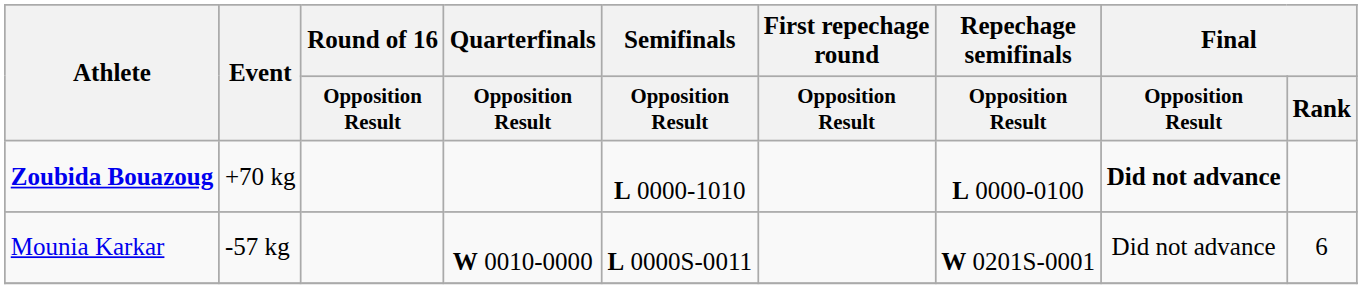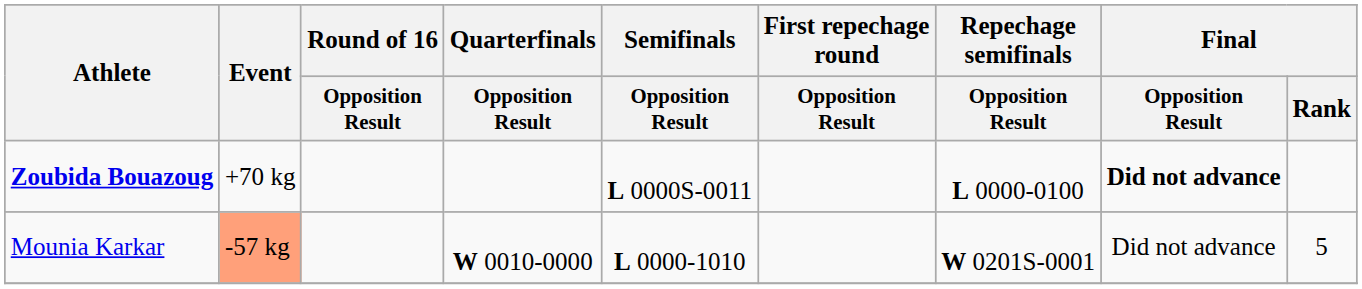(680, 191) L 0000-1010 -> (680, 191) L 0000S-0011
(257, 247) no background -> (257, 247) lightsalmon background
(680, 262) L 0000S-0011 -> (680, 262) L 0000-1010
(1322, 247) 6 -> (1322, 247) 5
